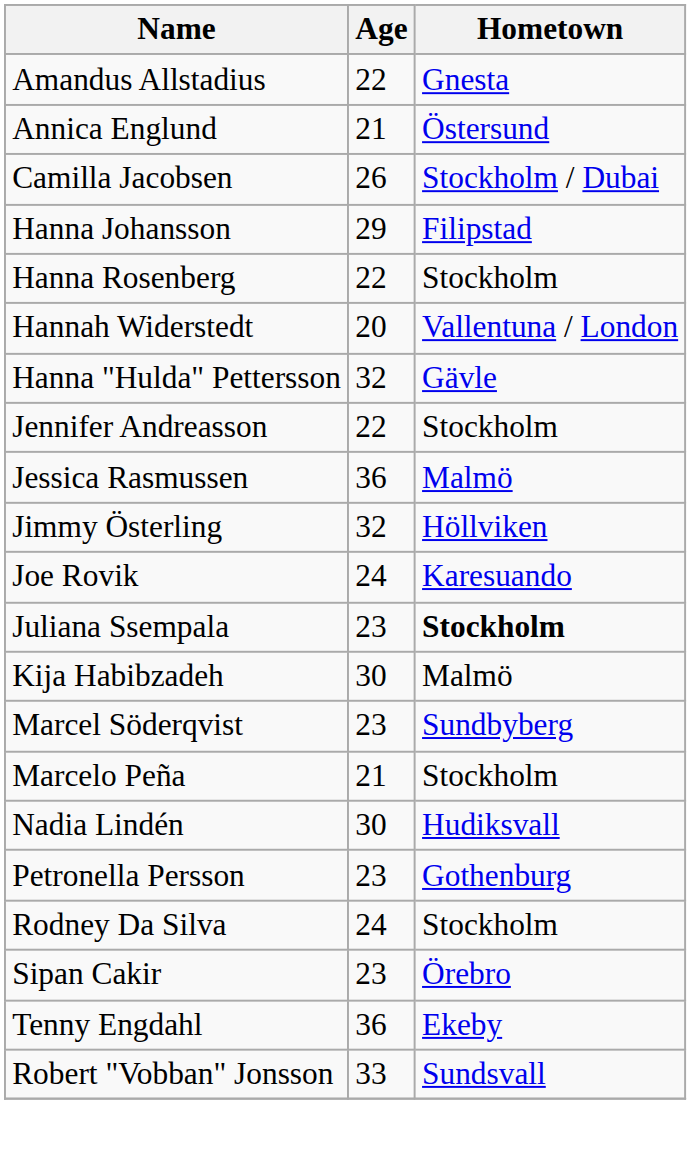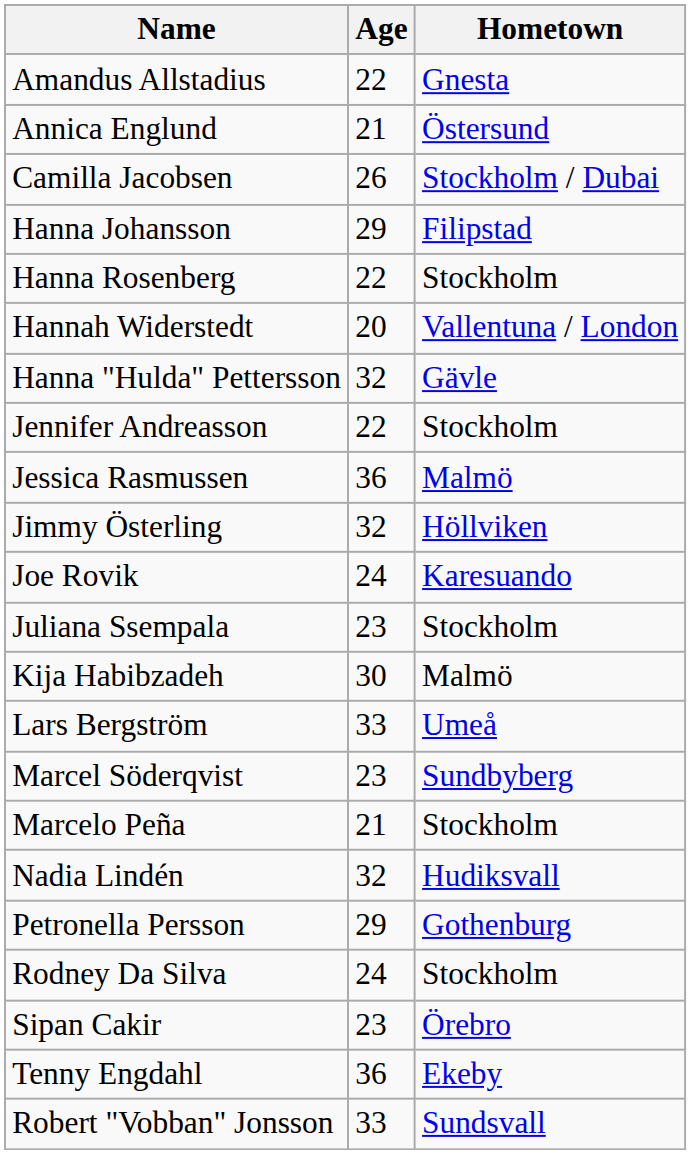(494, 626) bold -> (490, 626) normal
+ row: (110, 725)
(371, 825) 30 -> (371, 874) 32
(371, 874) 23 -> (371, 924) 29
